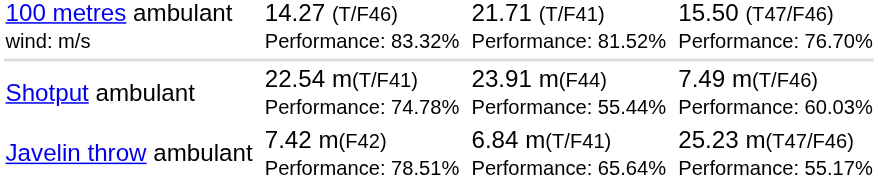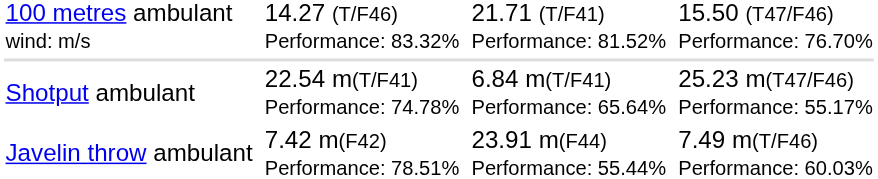(569, 92) 23.91 m(F44) Performance: 55.44% -> (569, 92) 6.84 m(T/F41) Performance: 65.64%
(776, 92) 7.49 m(T/F46) Performance: 60.03% -> (776, 92) 25.23 m(T47/F46) Performance: 55.17%
(569, 153) 6.84 m(T/F41) Performance: 65.64% -> (569, 153) 23.91 m(F44) Performance: 55.44%
(776, 153) 25.23 m(T47/F46) Performance: 55.17% -> (776, 153) 7.49 m(T/F46) Performance: 60.03%
